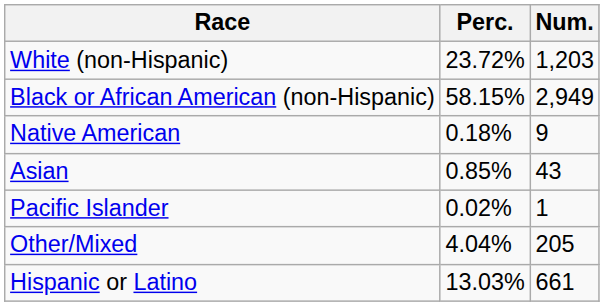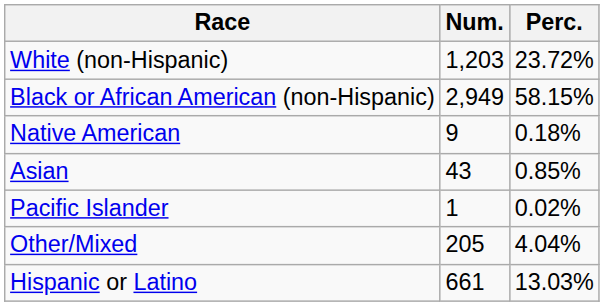columns swapped: (565, 23) <-> (485, 23)
